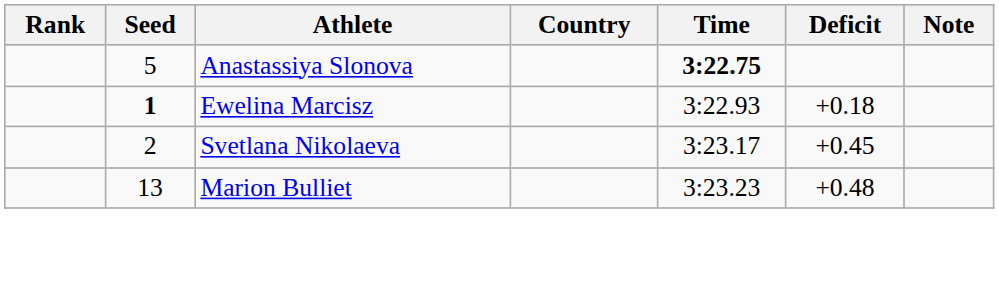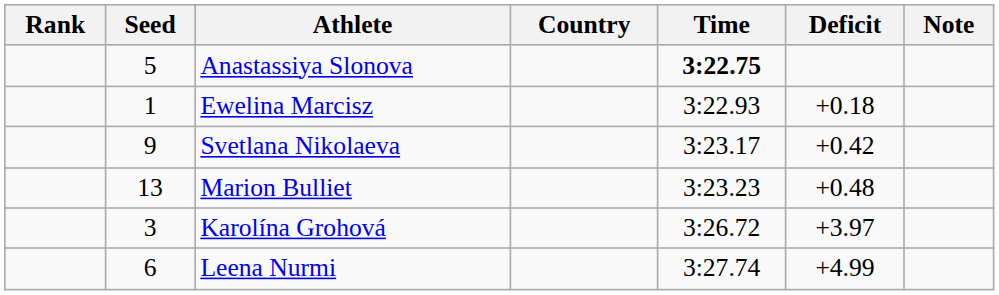(150, 106) bold -> (150, 106) normal
(150, 146) 2 -> (150, 146) 9
(845, 146) +0.45 -> (845, 146) +0.42
+ row: (293, 227)
+ row: (268, 268)
